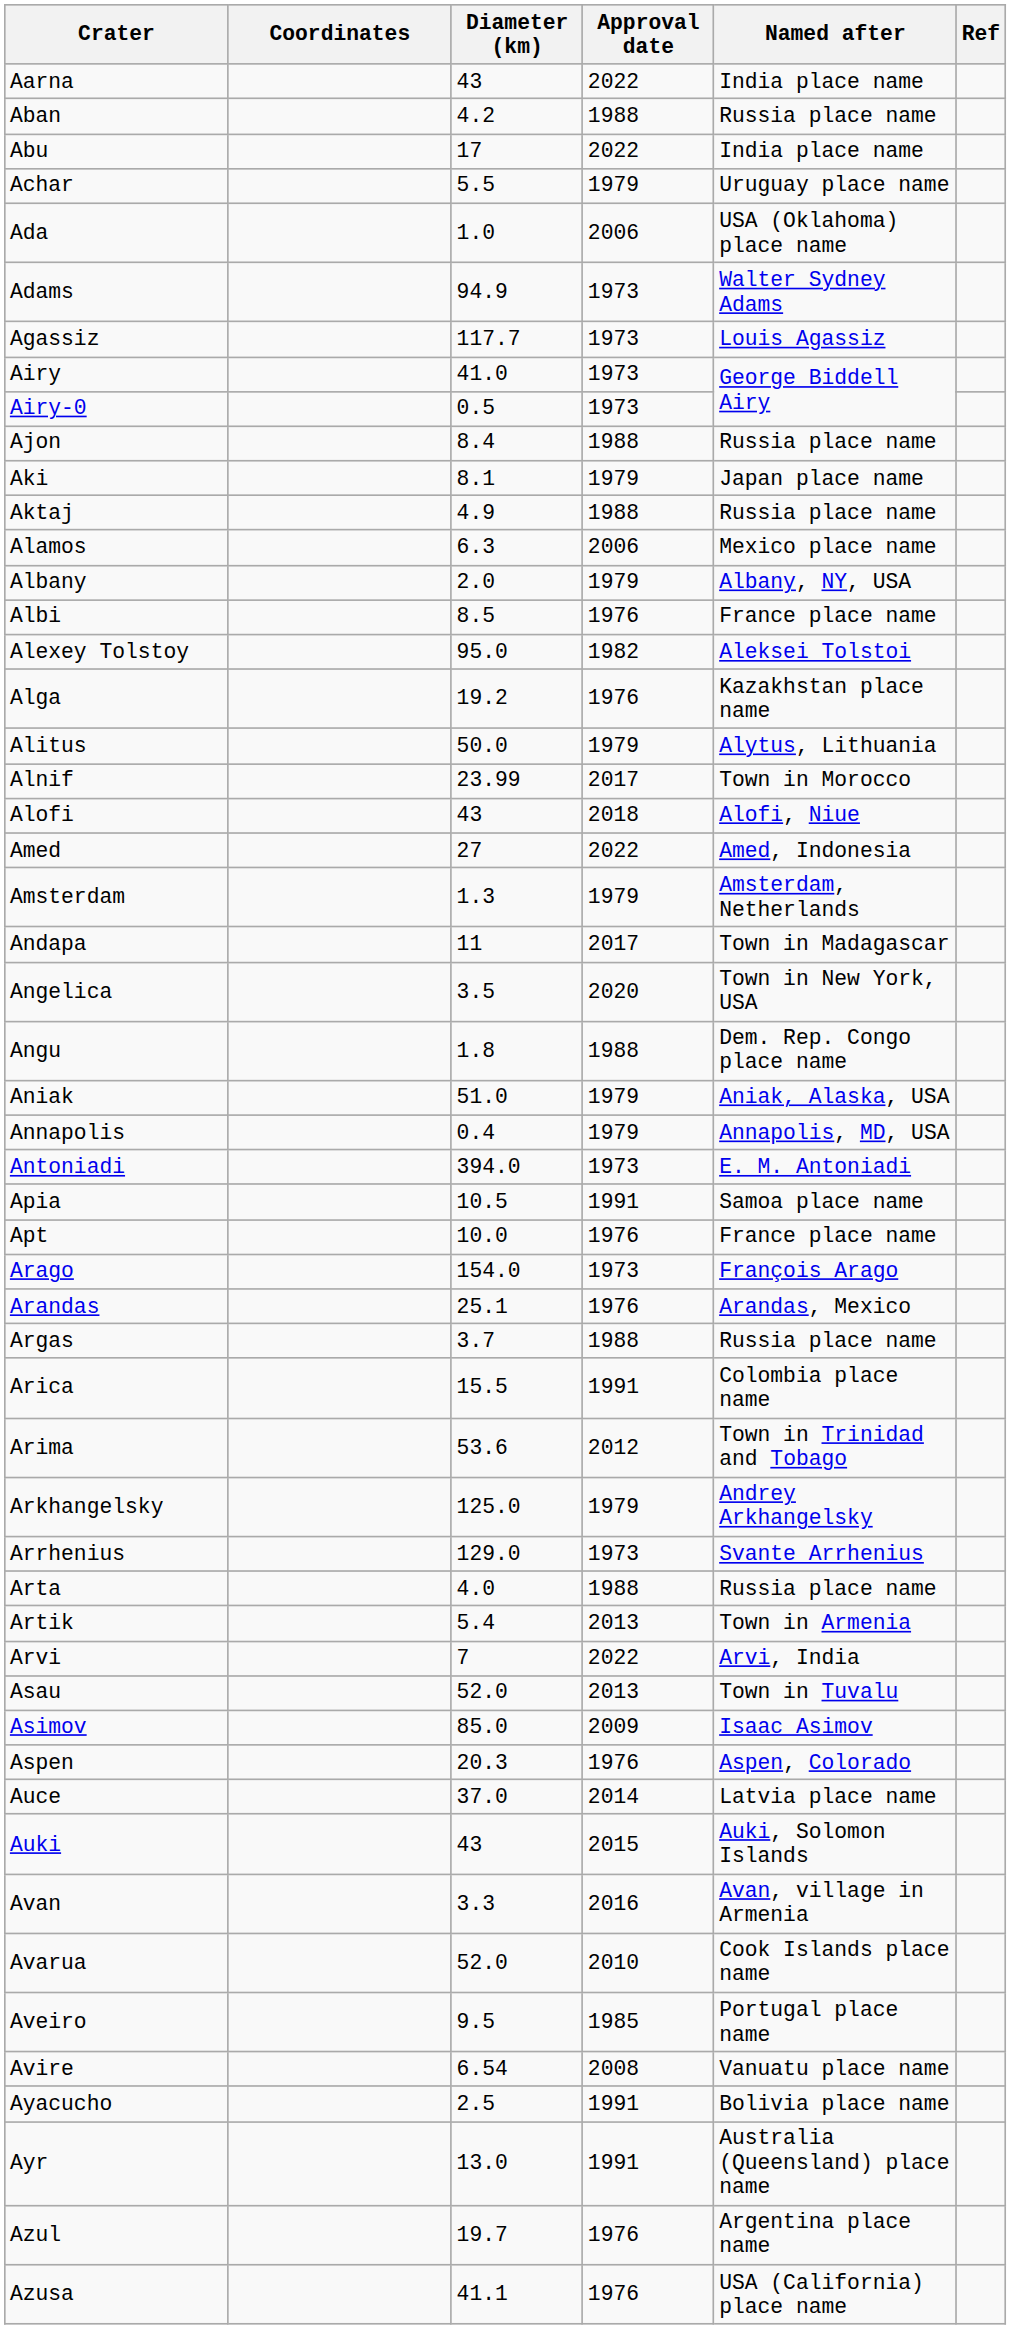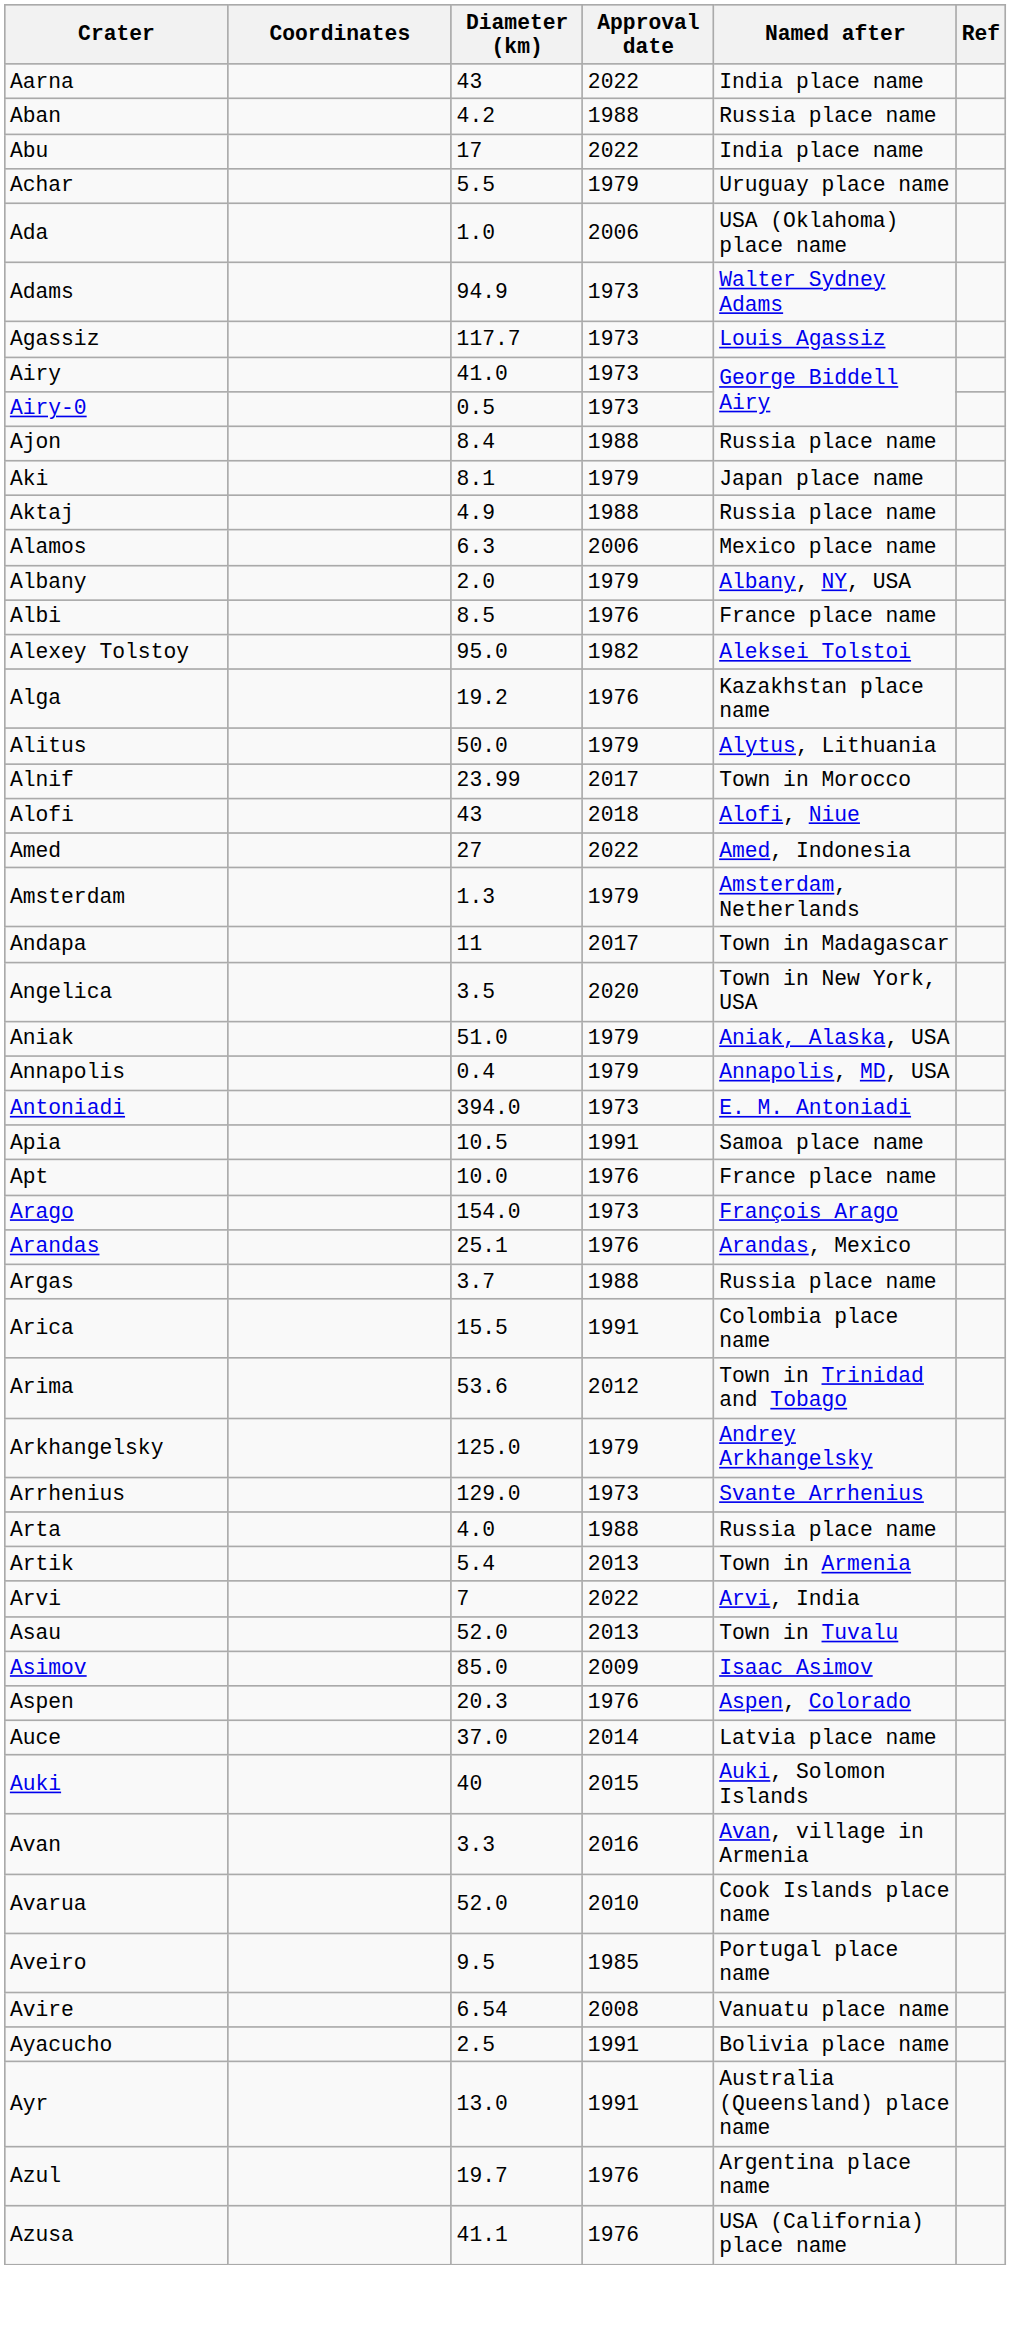- row: (35, 1051)
(469, 1844) 43 -> (469, 1785) 40
